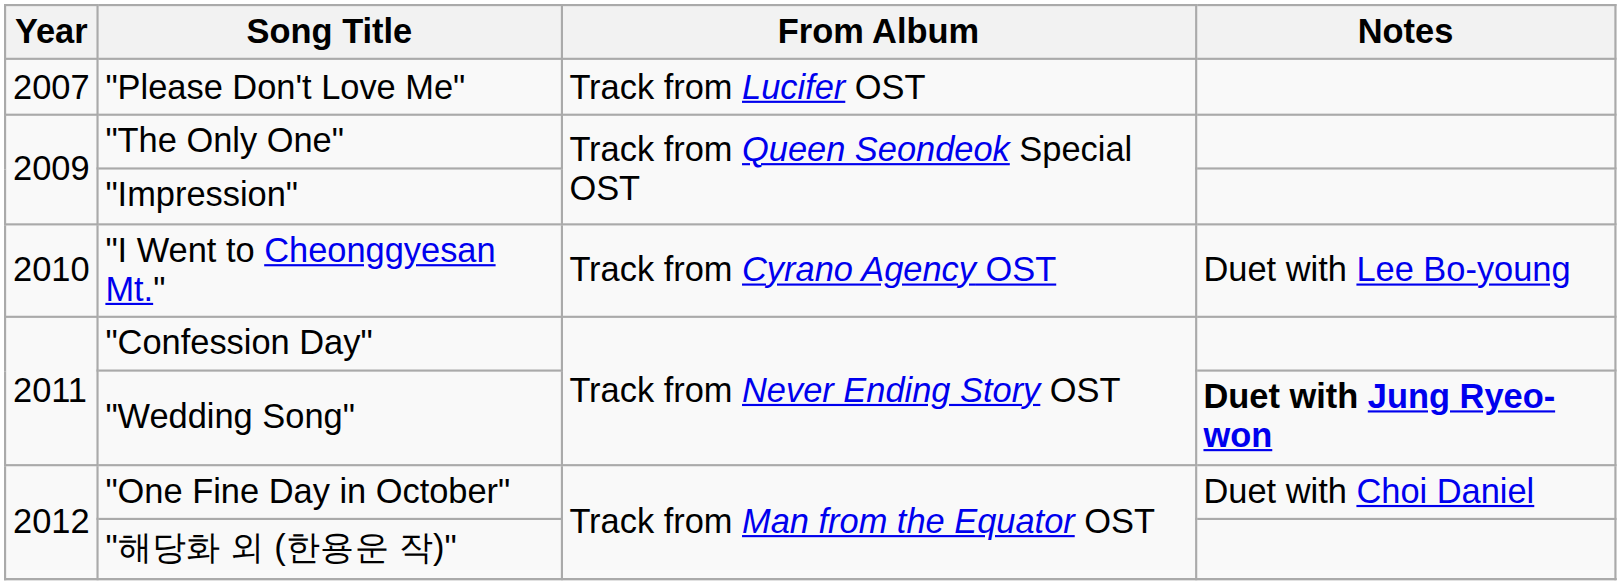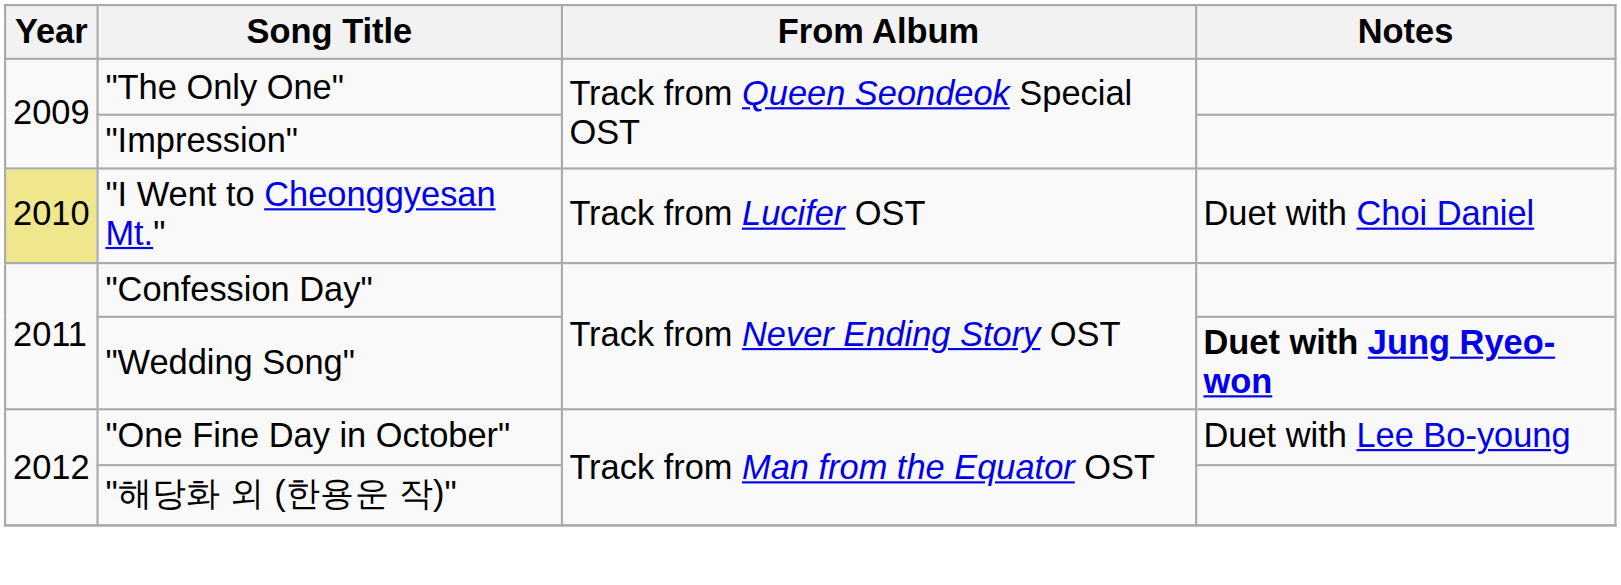- row: (285, 86)
(51, 269) no background -> (51, 214) khaki background
(813, 269) Track from Cyrano Agency OST -> (747, 214) Track from Lucifer OST
(1387, 269) Duet with Lee Bo-young -> (1369, 214) Duet with Choi Daniel
(1369, 491) Duet with Choi Daniel -> (1387, 436) Duet with Lee Bo-young
